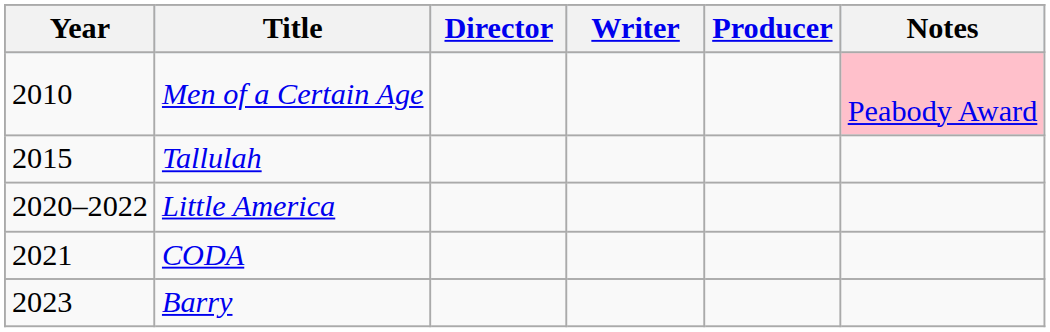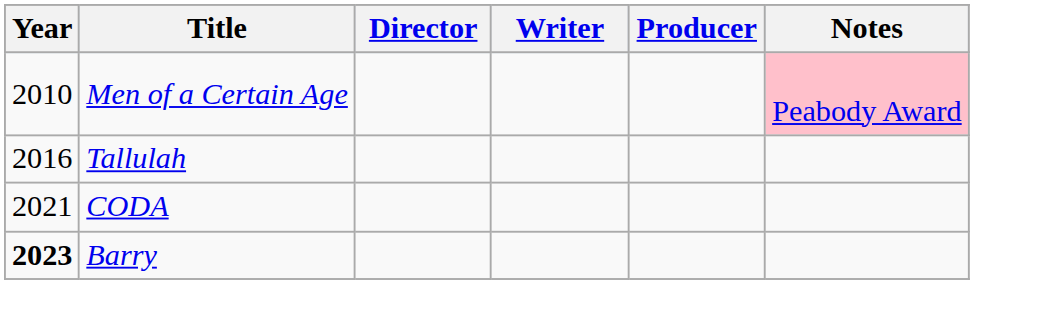(42, 158) 2015 -> (42, 158) 2016
- row: (249, 206)
(42, 302) normal -> (42, 254) bold
